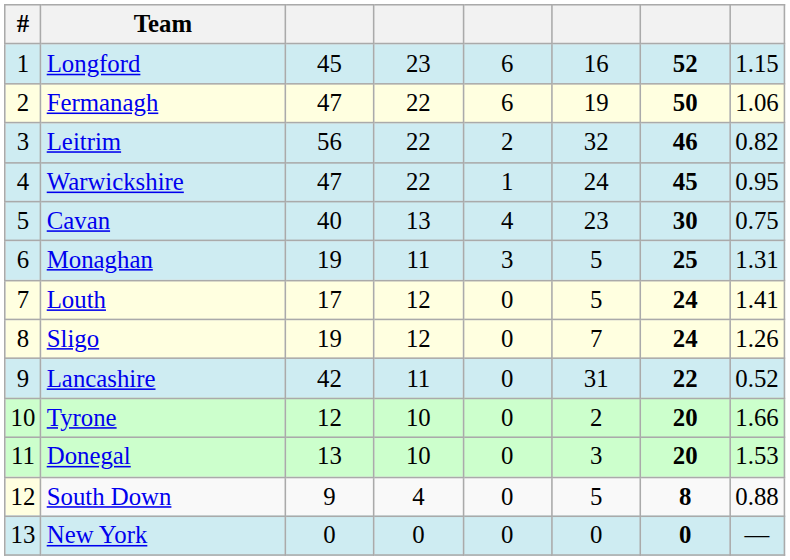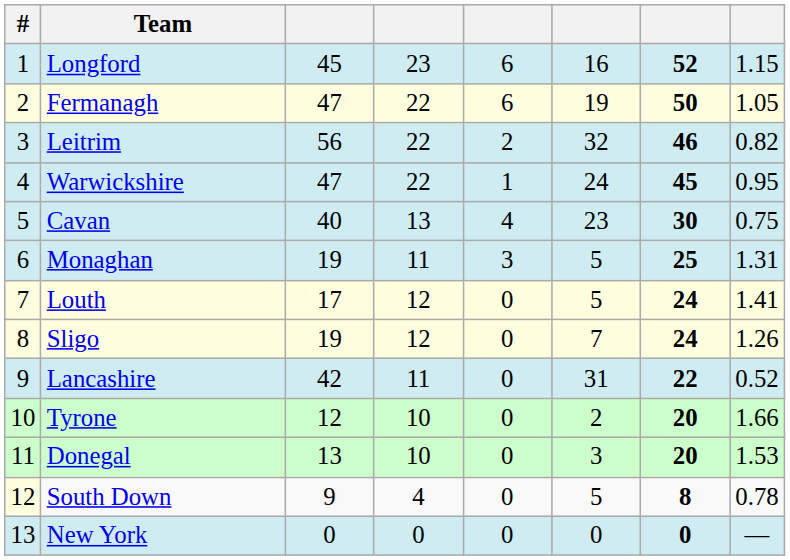(757, 102) 1.06 -> (757, 102) 1.05
(757, 496) 0.88 -> (757, 496) 0.78
